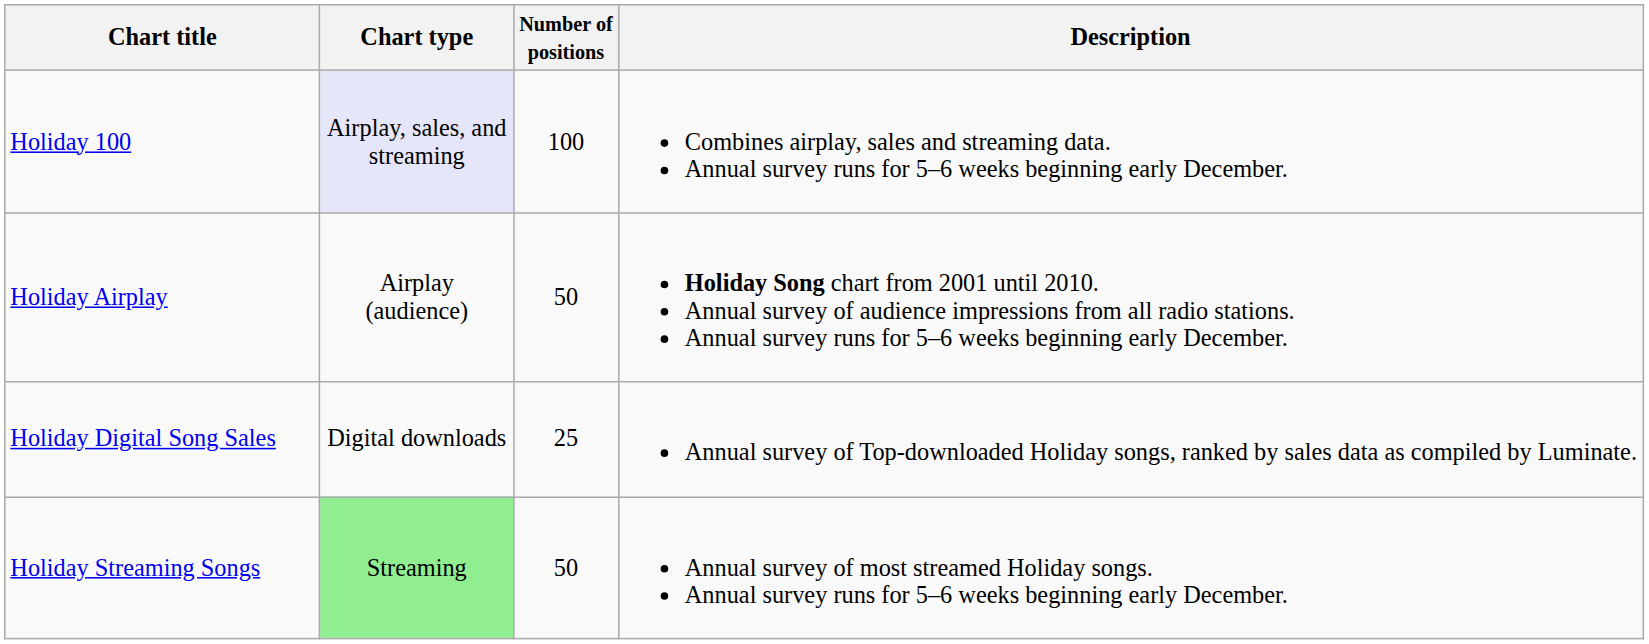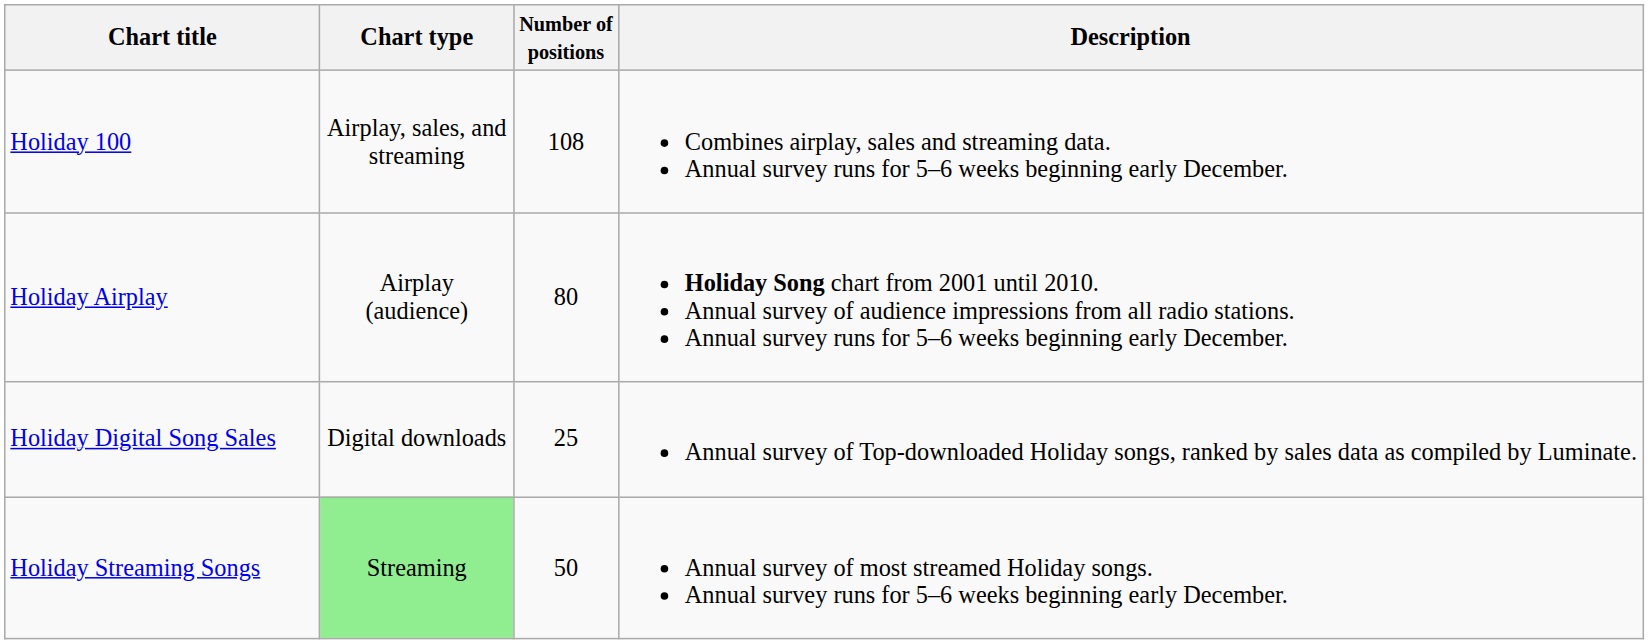(417, 141) lavender background -> (417, 141) no background
(566, 141) 100 -> (566, 141) 108
(566, 297) 50 -> (566, 297) 80
